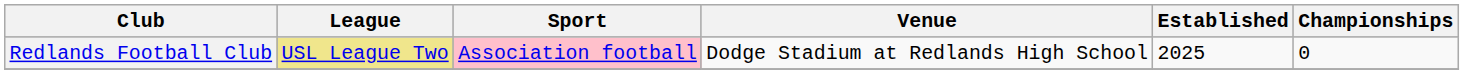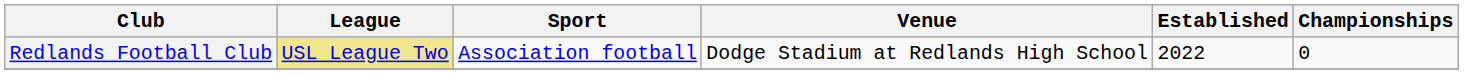(578, 53) pink background -> (578, 53) no background
(1181, 53) 2025 -> (1181, 53) 2022
